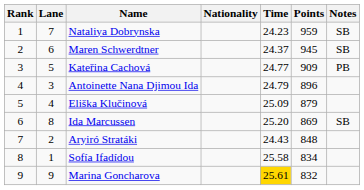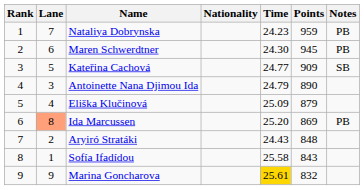(343, 31) SB -> (343, 31) PB
(276, 49) 24.37 -> (276, 49) 24.30
(343, 49) SB -> (343, 49) PB
(343, 67) PB -> (343, 67) SB
(309, 85) 896 -> (309, 85) 890
(51, 121) no background -> (51, 121) lightsalmon background
(343, 121) SB -> (343, 121) PB
(309, 157) 834 -> (309, 157) 843
